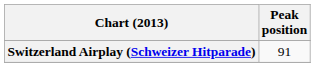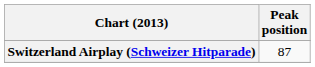(284, 51) 91 -> (284, 51) 87
